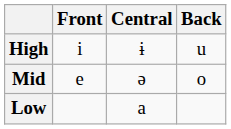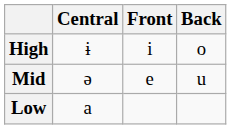columns swapped: (80, 19) <-> (142, 19)
(201, 49) u -> (201, 49) o
(201, 78) o -> (201, 78) u
